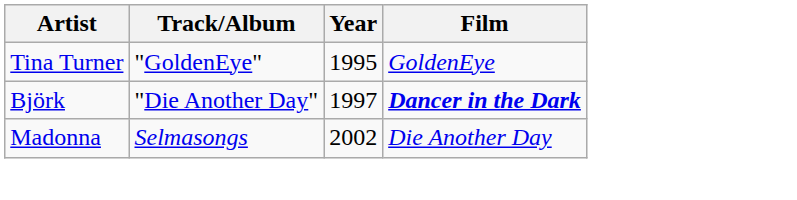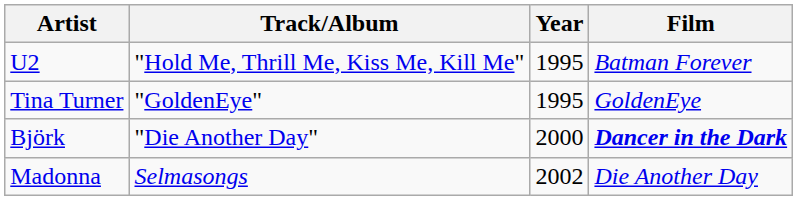+ row: (25, 61)
(353, 99) 1997 -> (559, 137) 2000
